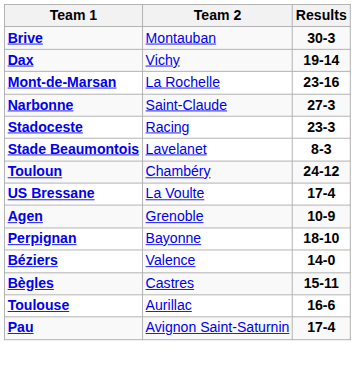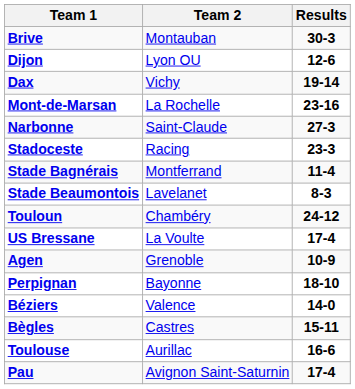+ row: (25, 60)
+ row: (63, 171)
